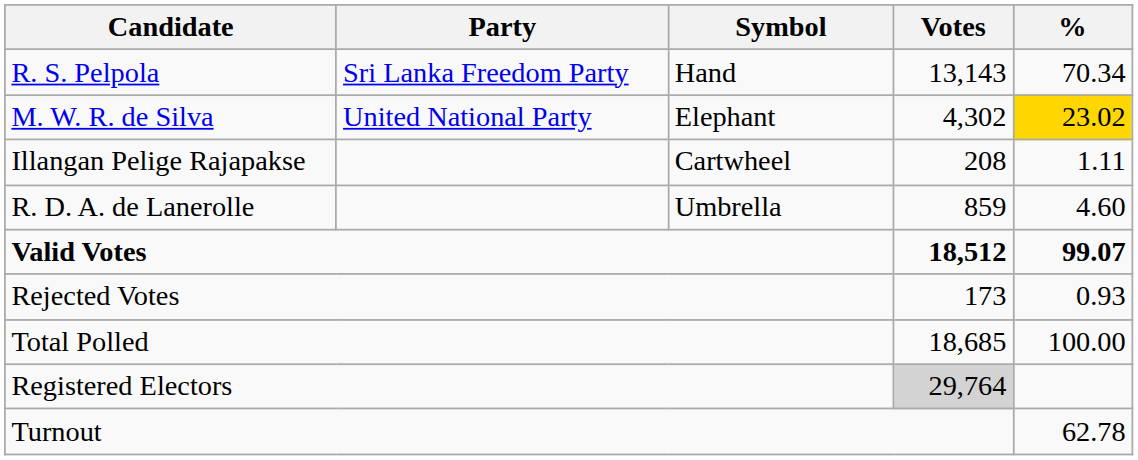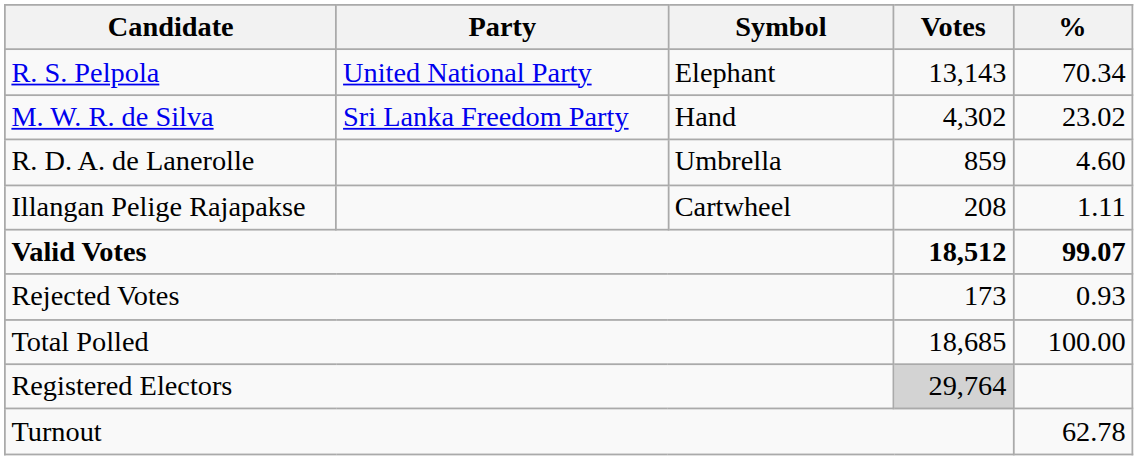(486, 71) Sri Lanka Freedom Party -> (467, 71) United National Party
(705, 71) Hand -> (725, 71) Elephant
(467, 116) United National Party -> (486, 116) Sri Lanka Freedom Party
(725, 116) Elephant -> (705, 116) Hand
(1094, 116) gold background -> (1094, 116) no background
rows swapped: (133, 206) <-> (158, 161)
